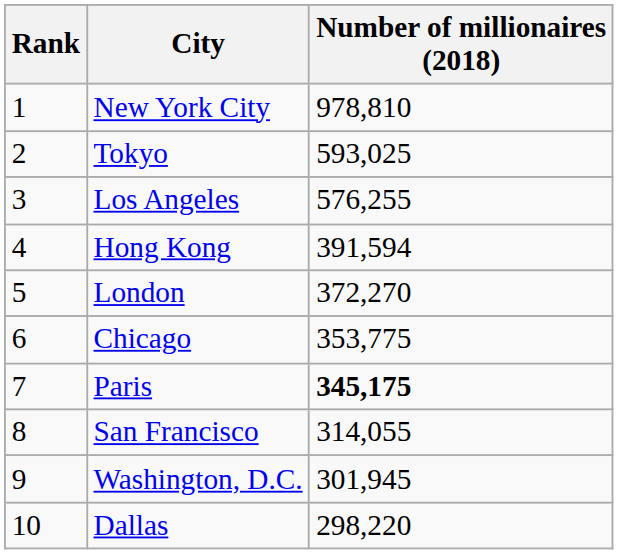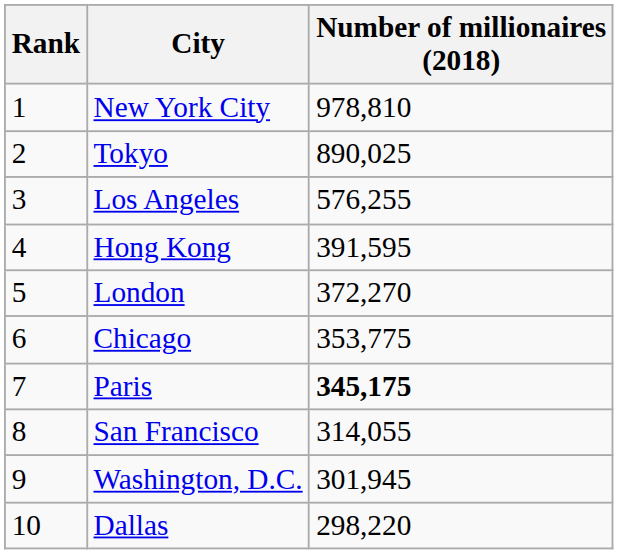(364, 153) 593,025 -> (364, 153) 890,025
(364, 246) 391,594 -> (364, 246) 391,595
